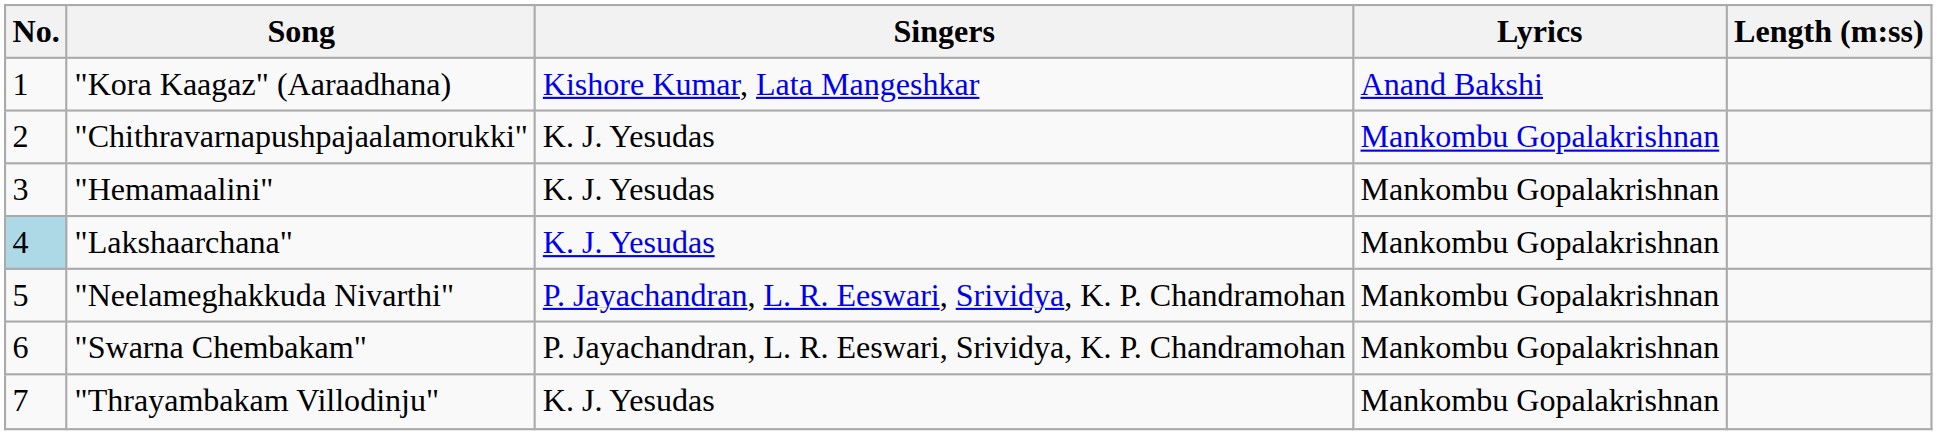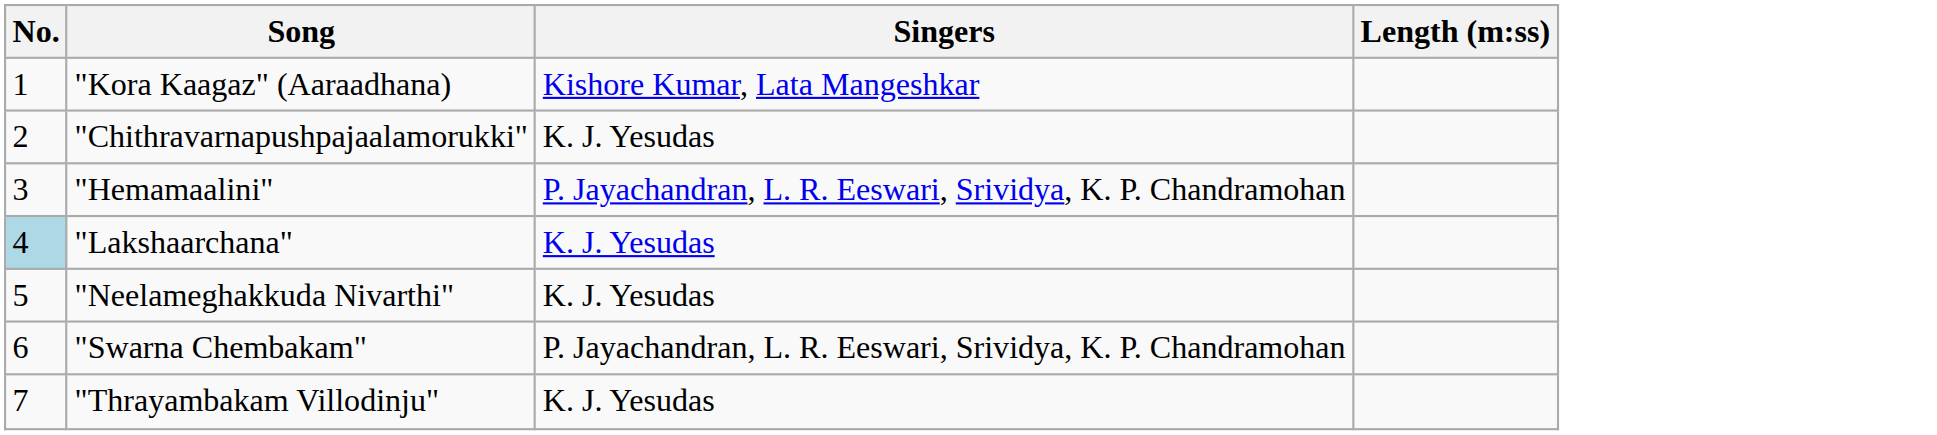- column: (1540, 31)
(629, 189) K. J. Yesudas -> (944, 189) P. Jayachandran, L. R. Eeswari, Srividya, K. P. Chandramohan
(944, 295) P. Jayachandran, L. R. Eeswari, Srividya, K. P. Chandramohan -> (629, 295) K. J. Yesudas
